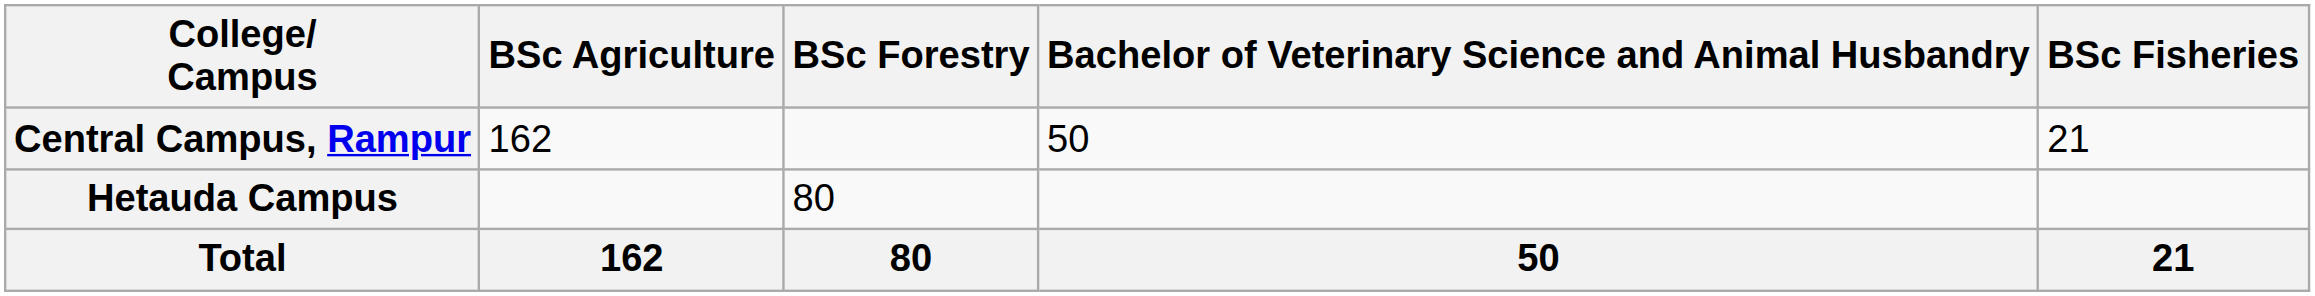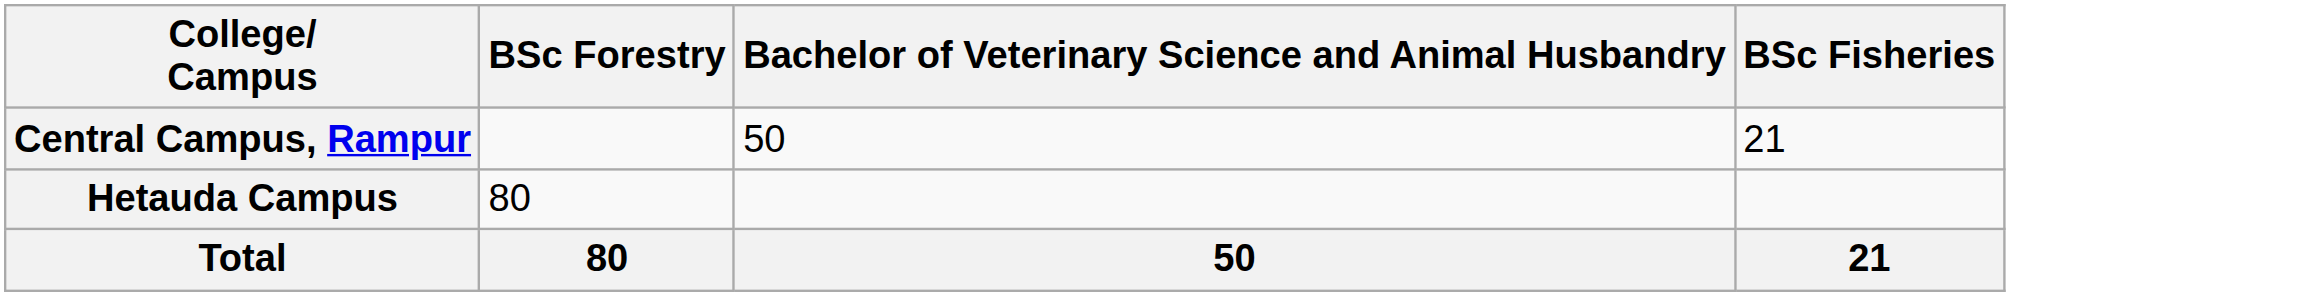- column: (632, 56)
